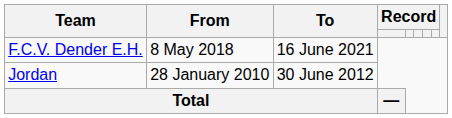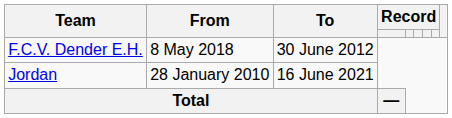(325, 49) 16 June 2021 -> (325, 49) 30 June 2012
(325, 75) 30 June 2012 -> (325, 75) 16 June 2021
